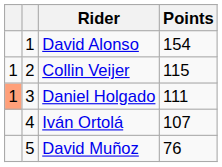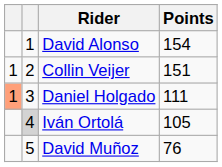(176, 70) 115 -> (177, 70) 151
(30, 123) no background -> (30, 123) lightgrey background
(177, 123) 107 -> (177, 123) 105
